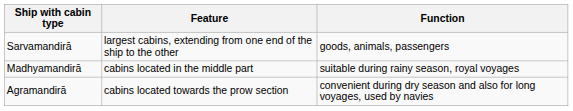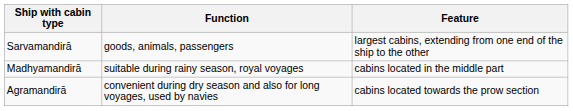columns swapped: (209, 18) <-> (443, 18)
